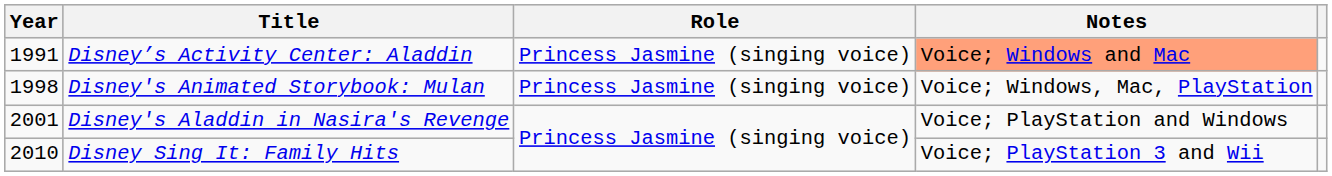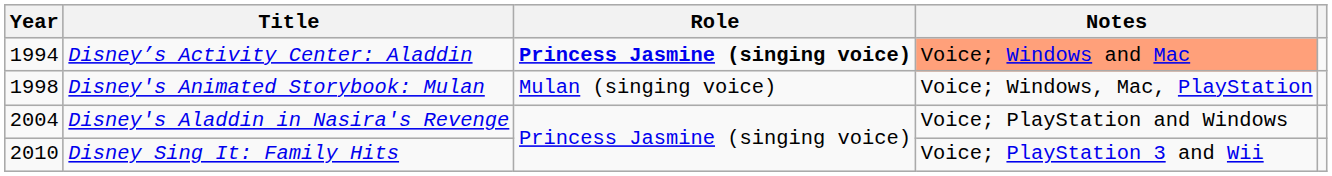(34, 55) 1991 -> (34, 55) 1994
(715, 55) normal -> (715, 55) bold
(715, 88) Princess Jasmine (singing voice) -> (648, 88) Mulan (singing voice)
(34, 121) 2001 -> (34, 121) 2004
